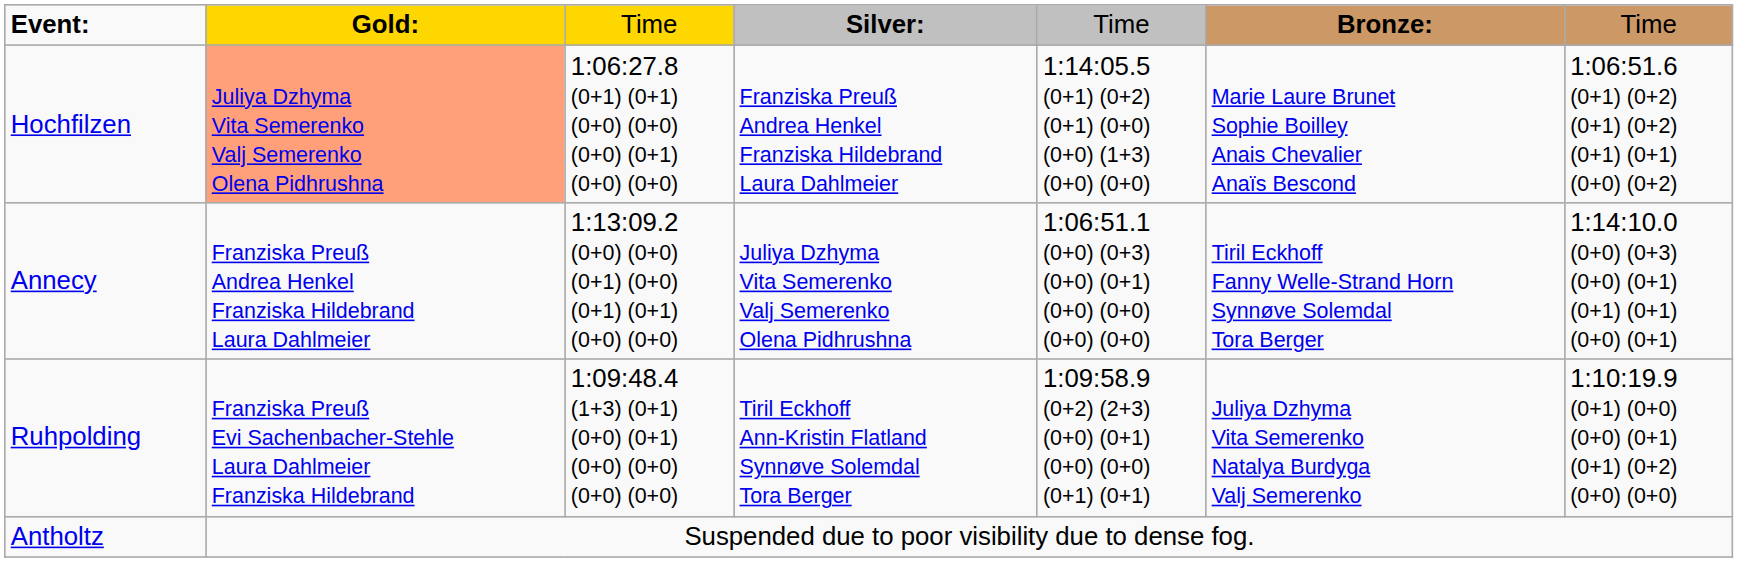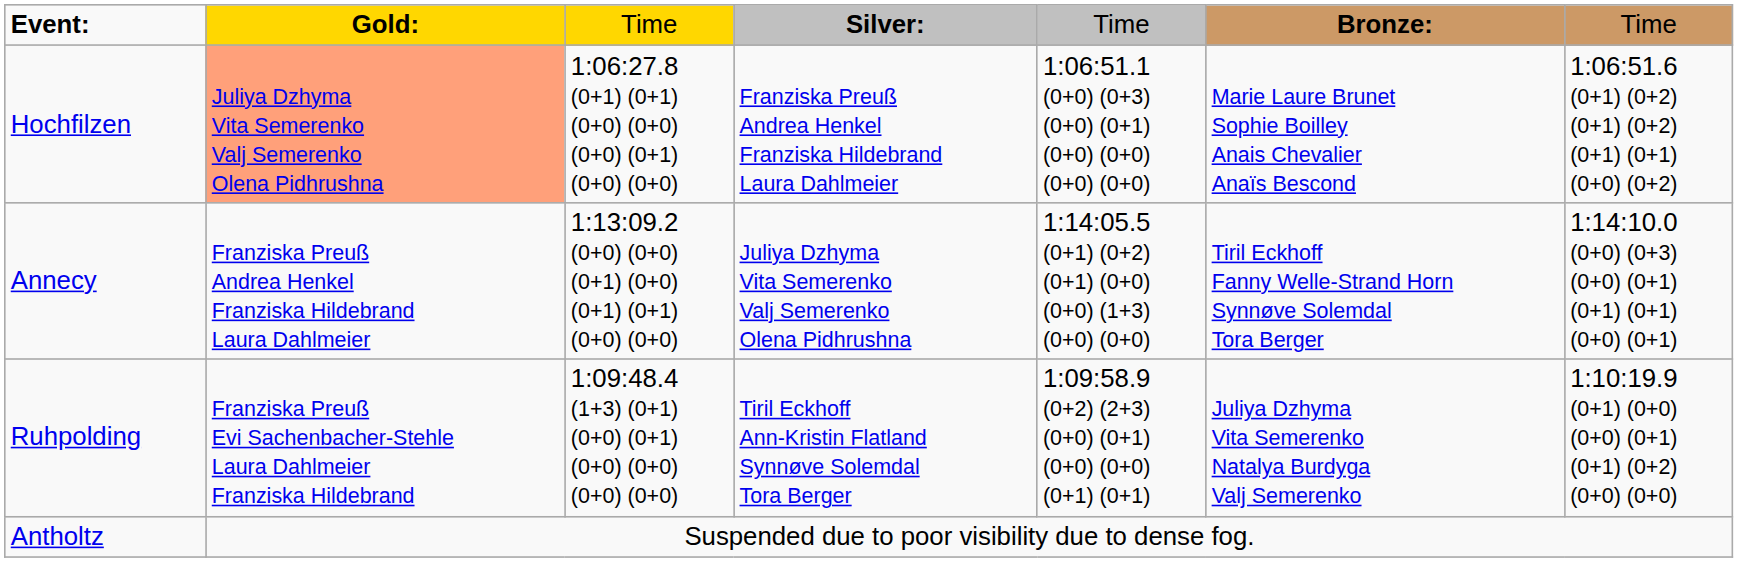(1097, 123) 1:14:05.5 (0+1) (0+2) (0+1) (0+0) (0+0) (1+3) (0+0) (0+0) -> (1097, 123) 1:06:51.1 (0+0) (0+3) (0+0) (0+1) (0+0) (0+0) (0+0) (0+0)
(1097, 280) 1:06:51.1 (0+0) (0+3) (0+0) (0+1) (0+0) (0+0) (0+0) (0+0) -> (1097, 280) 1:14:05.5 (0+1) (0+2) (0+1) (0+0) (0+0) (1+3) (0+0) (0+0)
